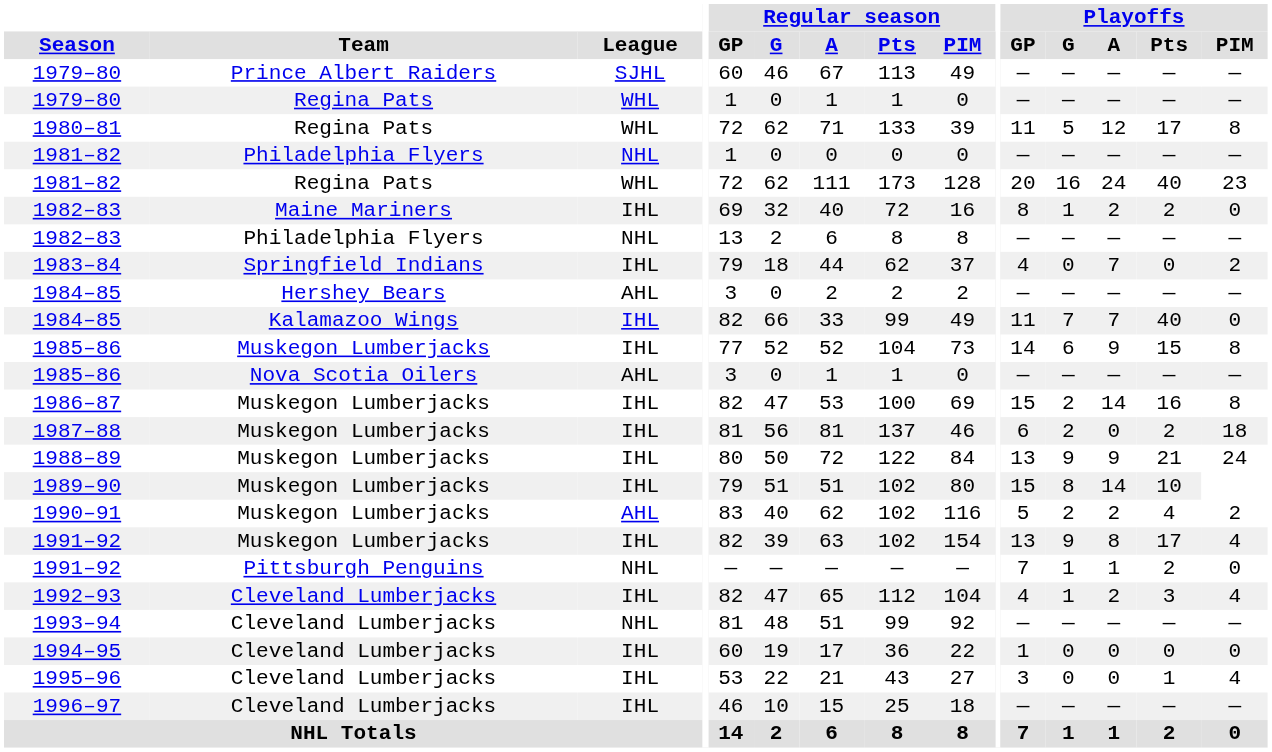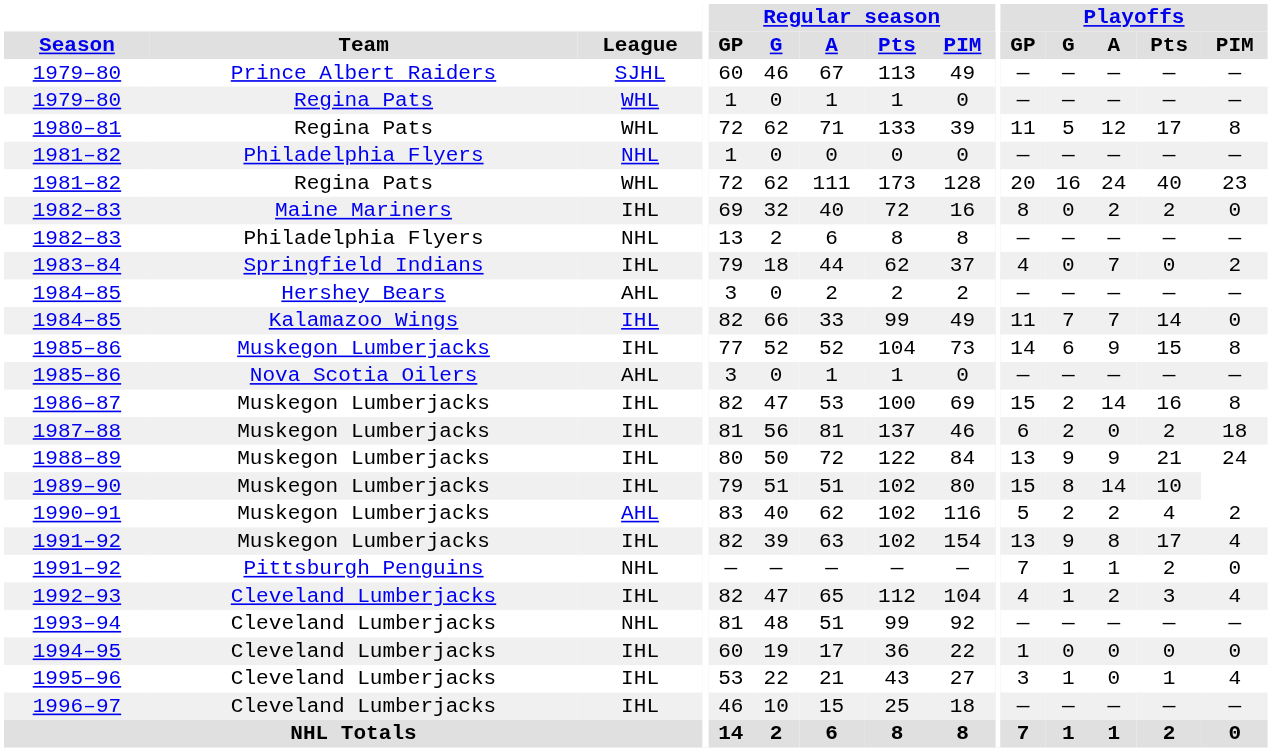(1068, 211) 1 -> (1068, 211) 0
(1169, 321) 40 -> (1169, 321) 14
(1068, 679) 0 -> (1068, 679) 1
